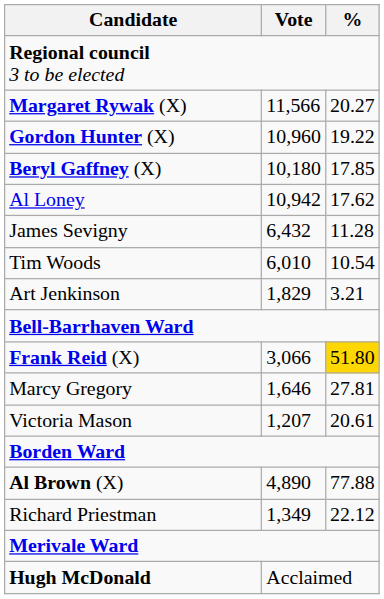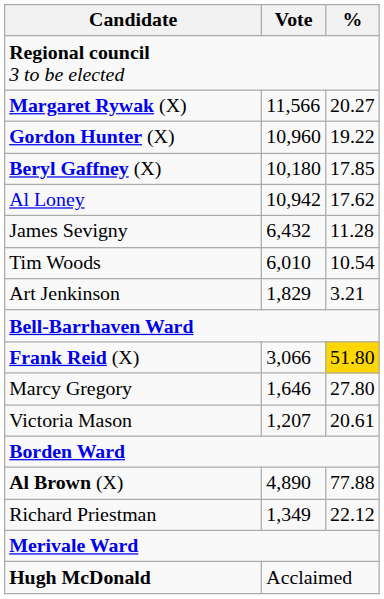(352, 388) 27.81 -> (352, 388) 27.80
